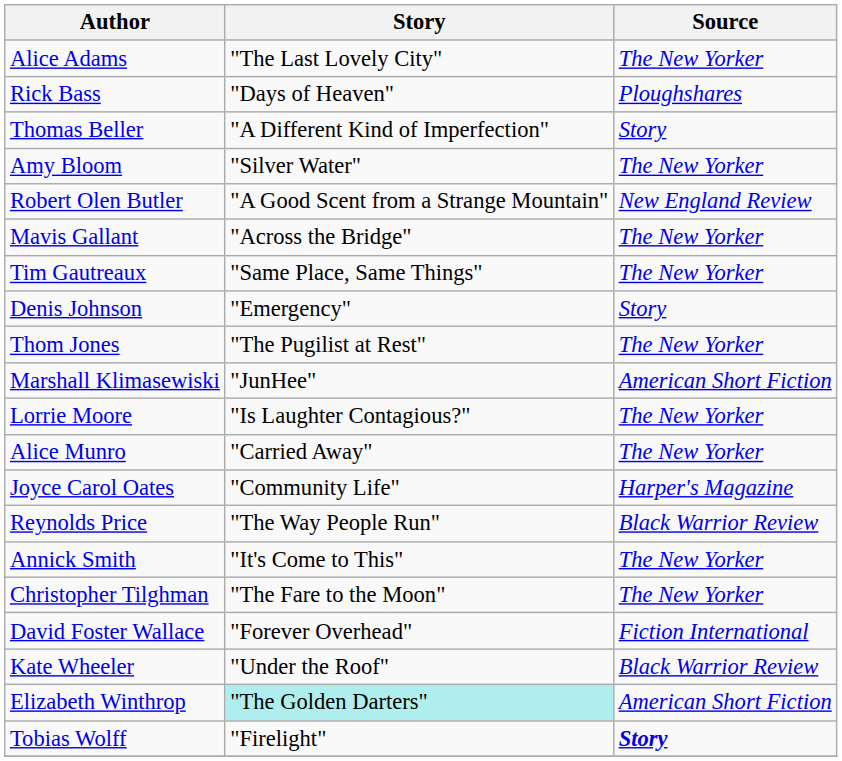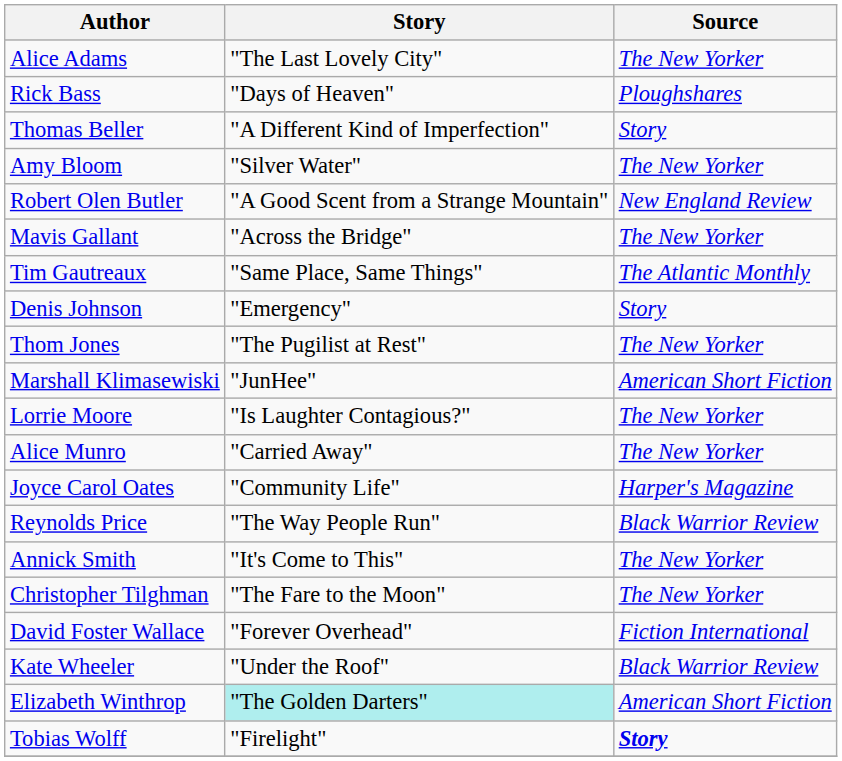(691, 272) The New Yorker -> (714, 272) The Atlantic Monthly
